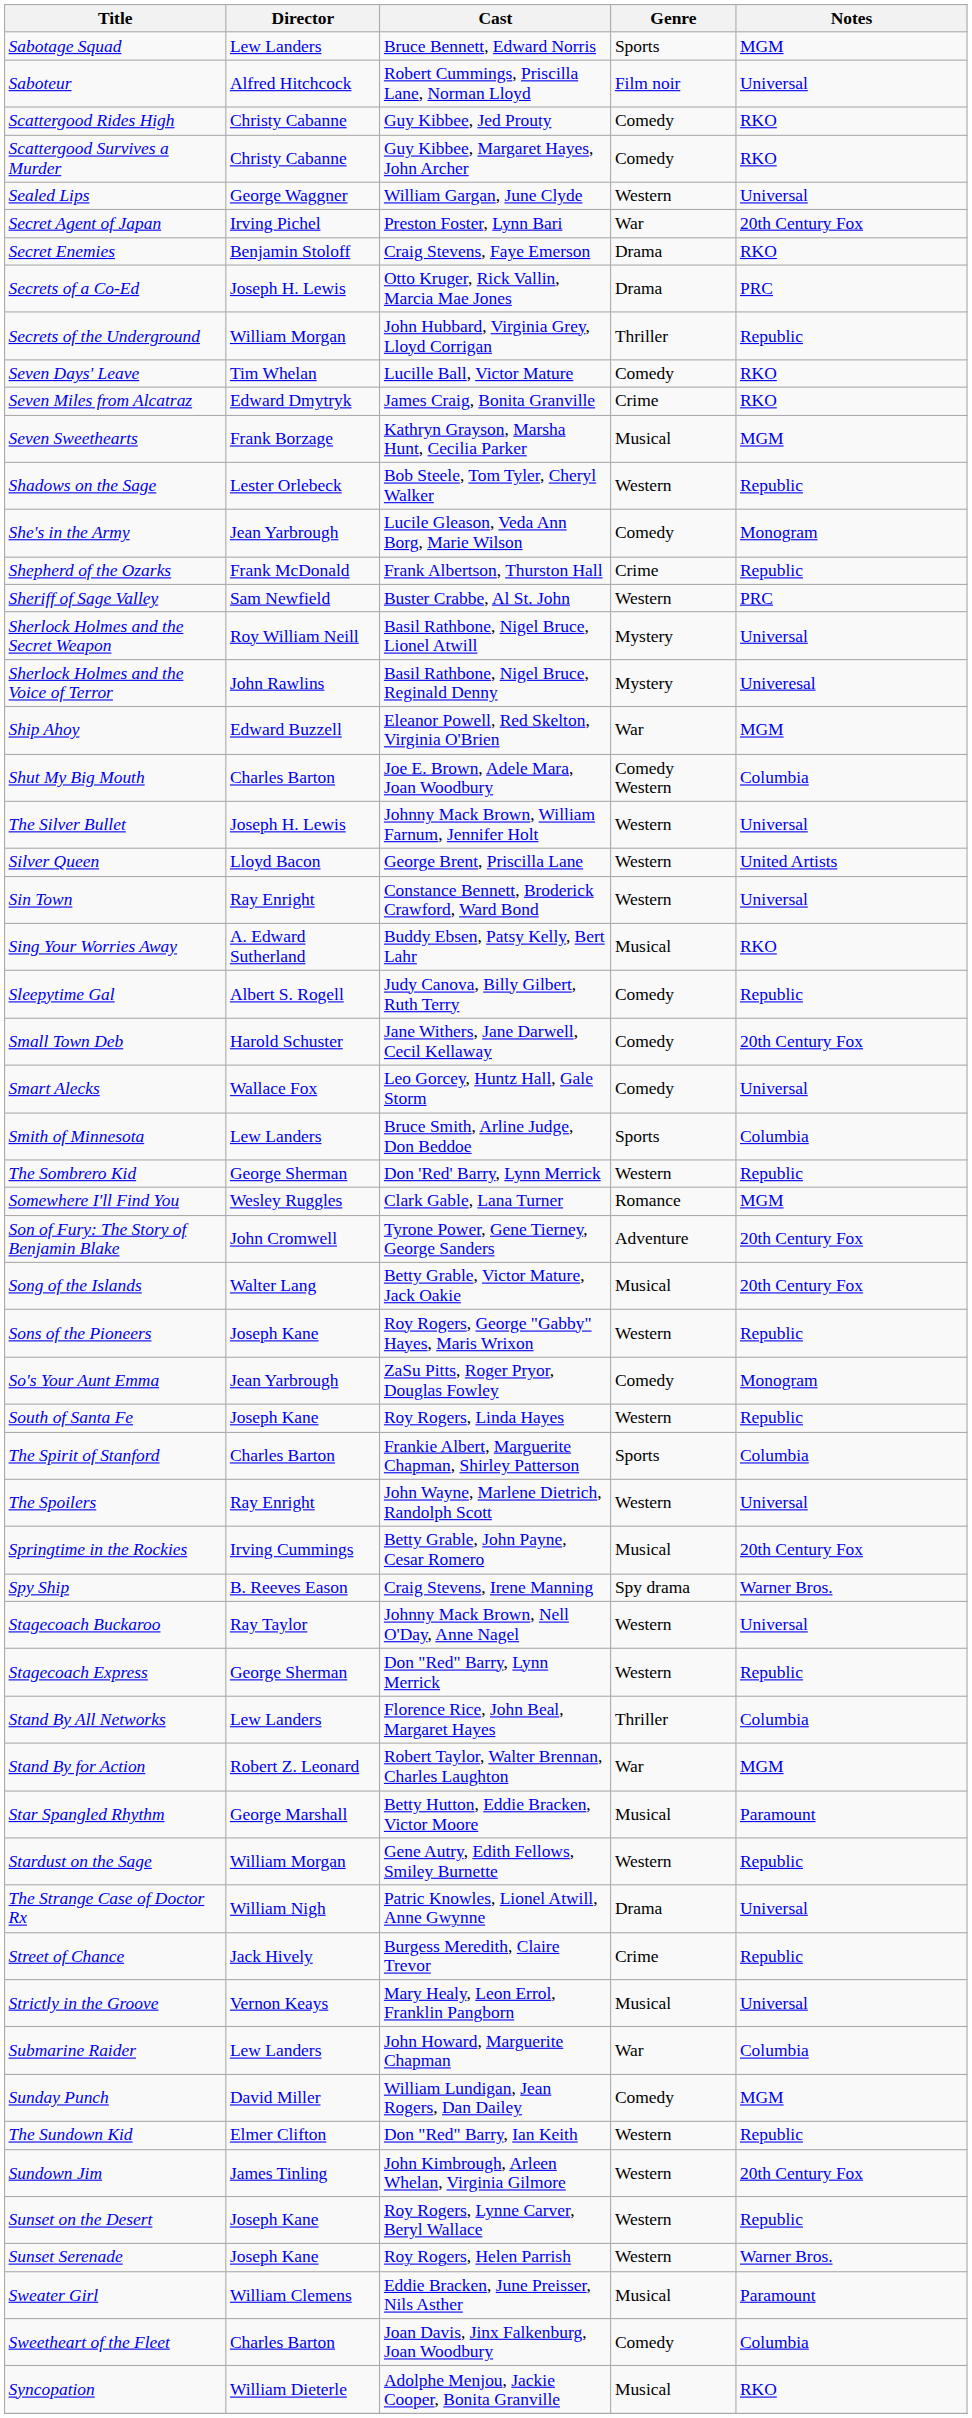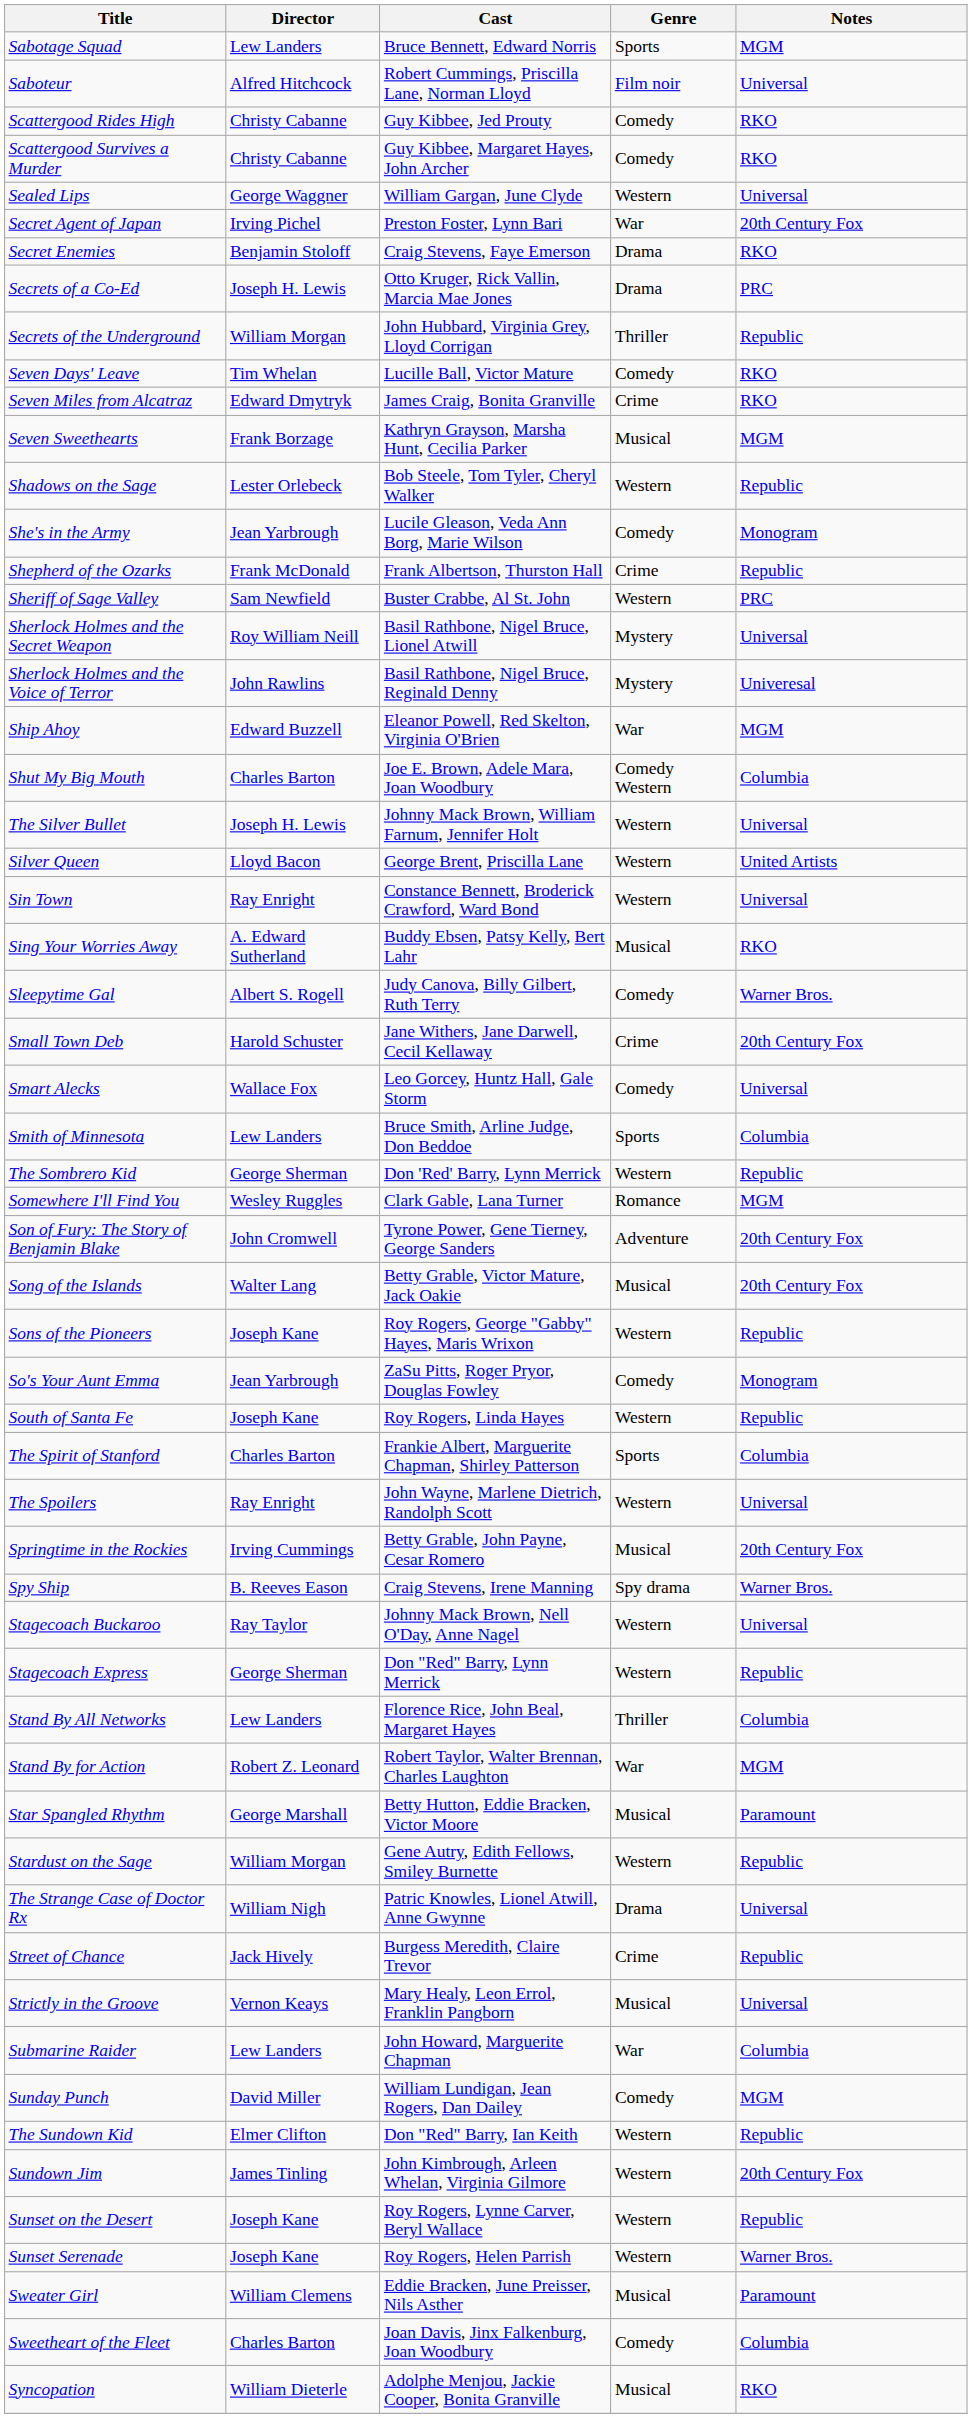(771, 994) Republic -> (786, 994) Warner Bros.
(644, 1041) Comedy -> (637, 1041) Crime
